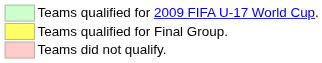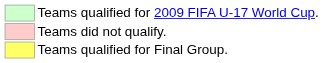rows swapped: (133, 31) <-> (102, 50)
